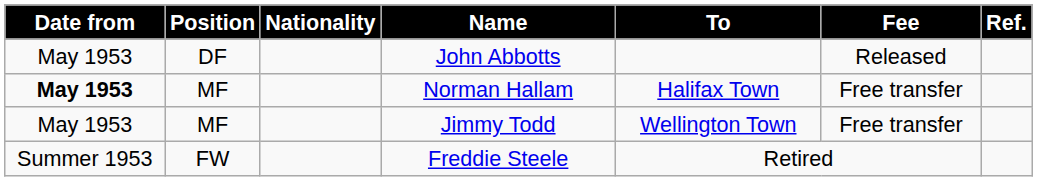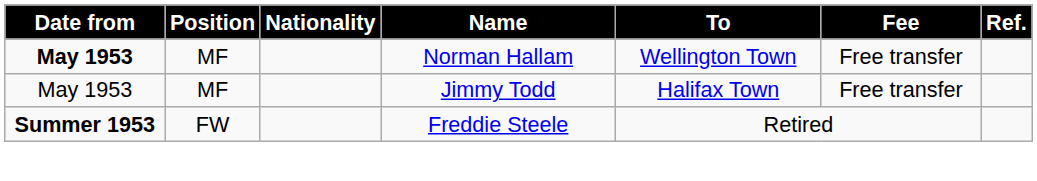- row: (498, 56)
(718, 90) Halifax Town -> (718, 56) Wellington Town
(718, 125) Wellington Town -> (718, 90) Halifax Town
(85, 159) normal -> (85, 125) bold
